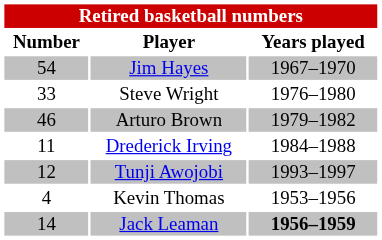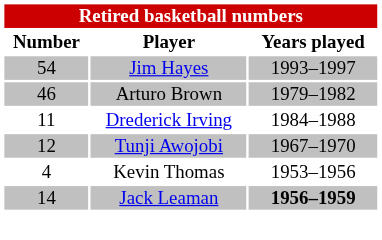(313, 67) 1967–1970 -> (313, 67) 1993–1997
- row: (169, 93)
(313, 171) 1993–1997 -> (313, 145) 1967–1970
